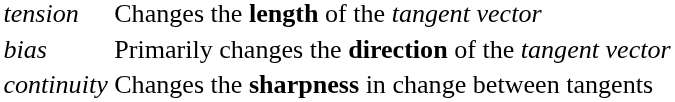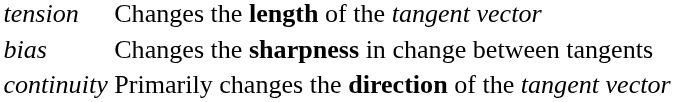(392, 49) Primarily changes the direction of the tangent vector -> (384, 49) Changes the sharpness in change between tangents
(384, 84) Changes the sharpness in change between tangents -> (392, 84) Primarily changes the direction of the tangent vector
